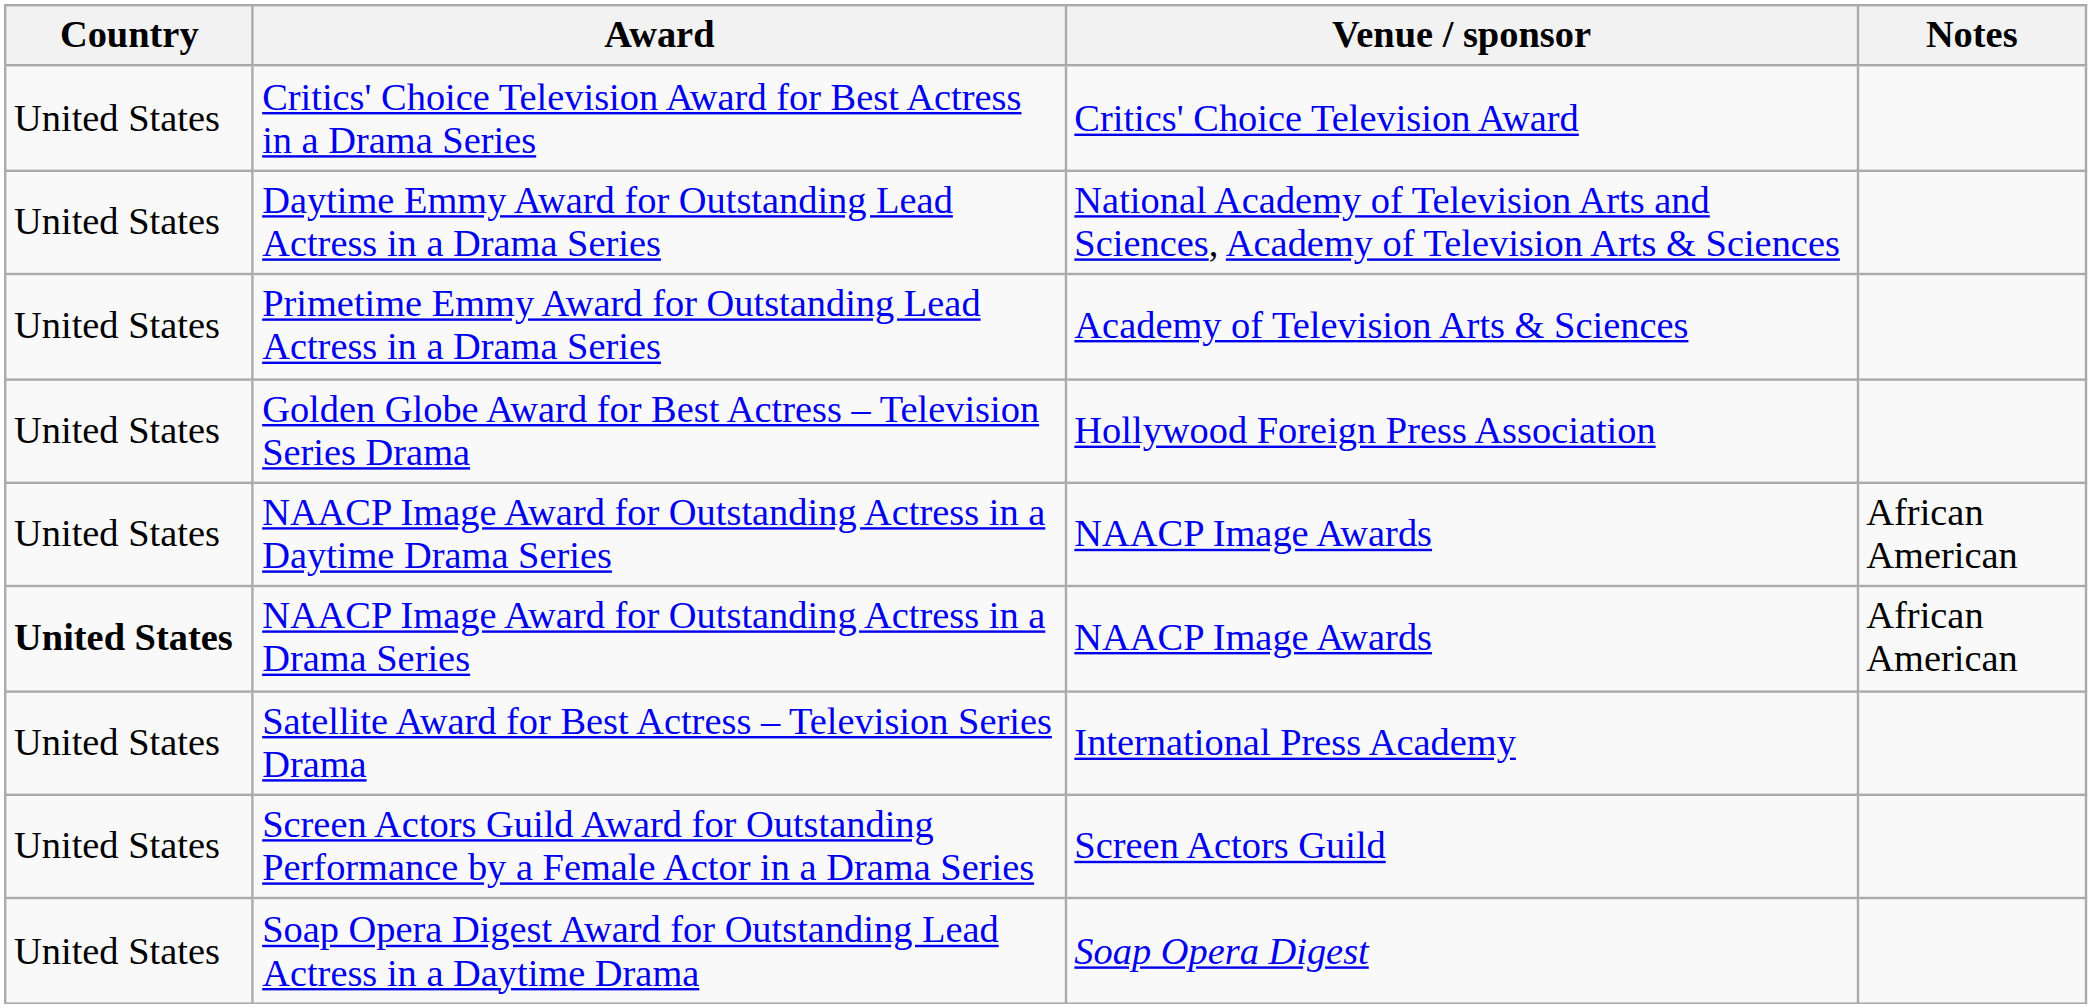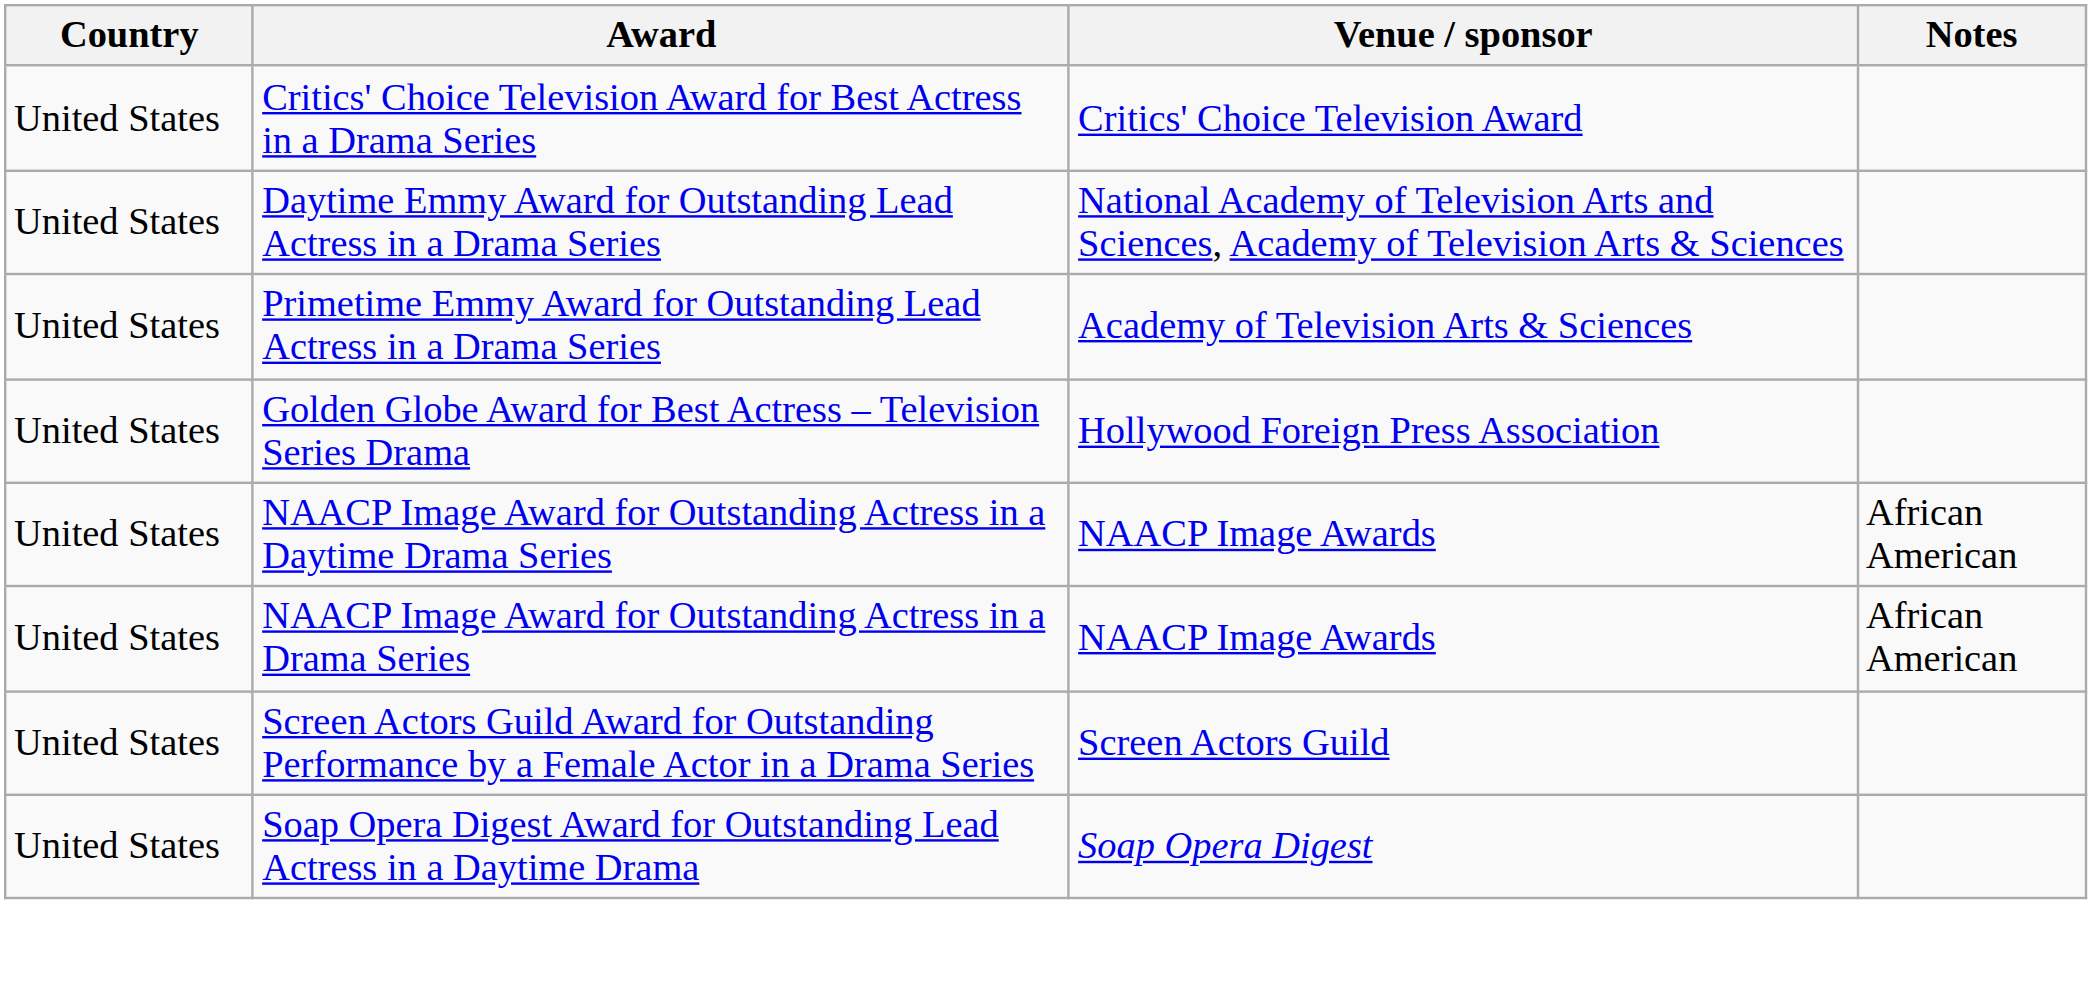(123, 637) bold -> (117, 637) normal
- row: (657, 742)
